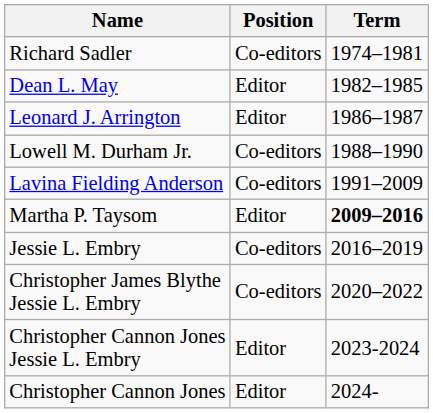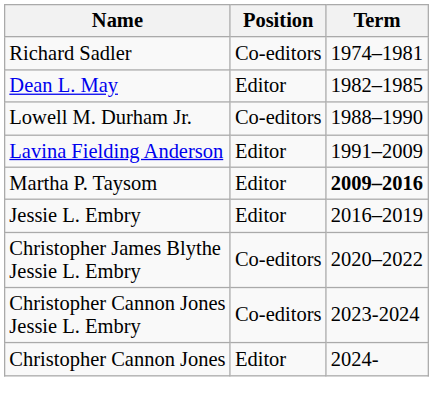- row: (95, 118)
(278, 183) Co-editors -> (261, 150) Editor
(278, 248) Co-editors -> (261, 215) Editor
(261, 347) Editor -> (278, 315) Co-editors
